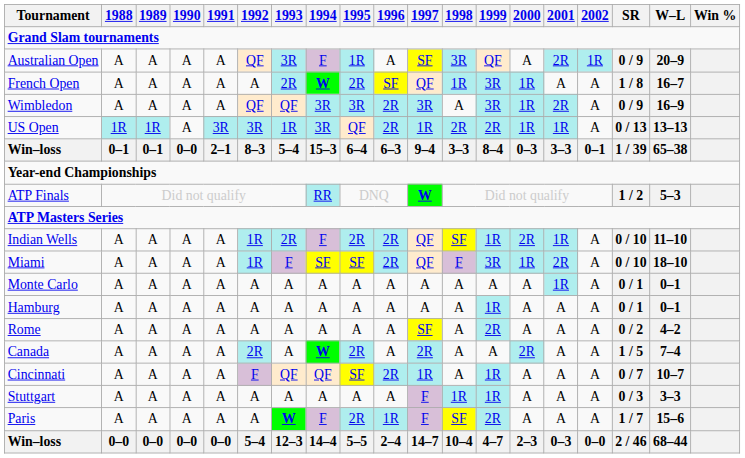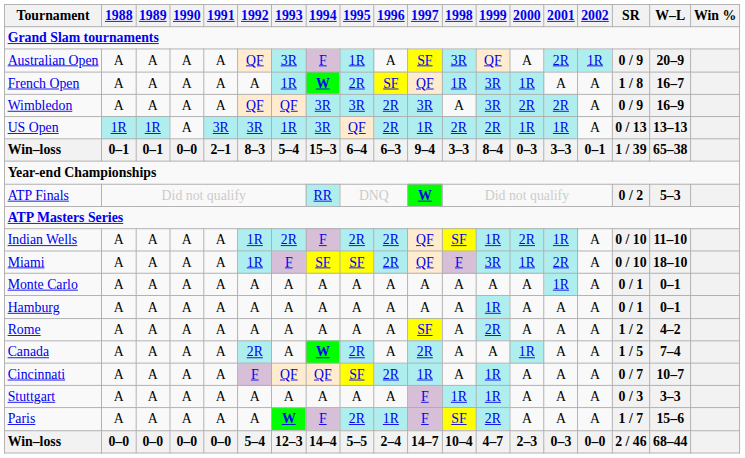(289, 82) 2R -> (289, 82) 1R
(527, 104) 1R -> (527, 104) 2R
(631, 194) 1 / 2 -> (631, 194) 0 / 2
(631, 329) 0 / 2 -> (631, 329) 1 / 2
(527, 351) 2R -> (527, 351) 1R
